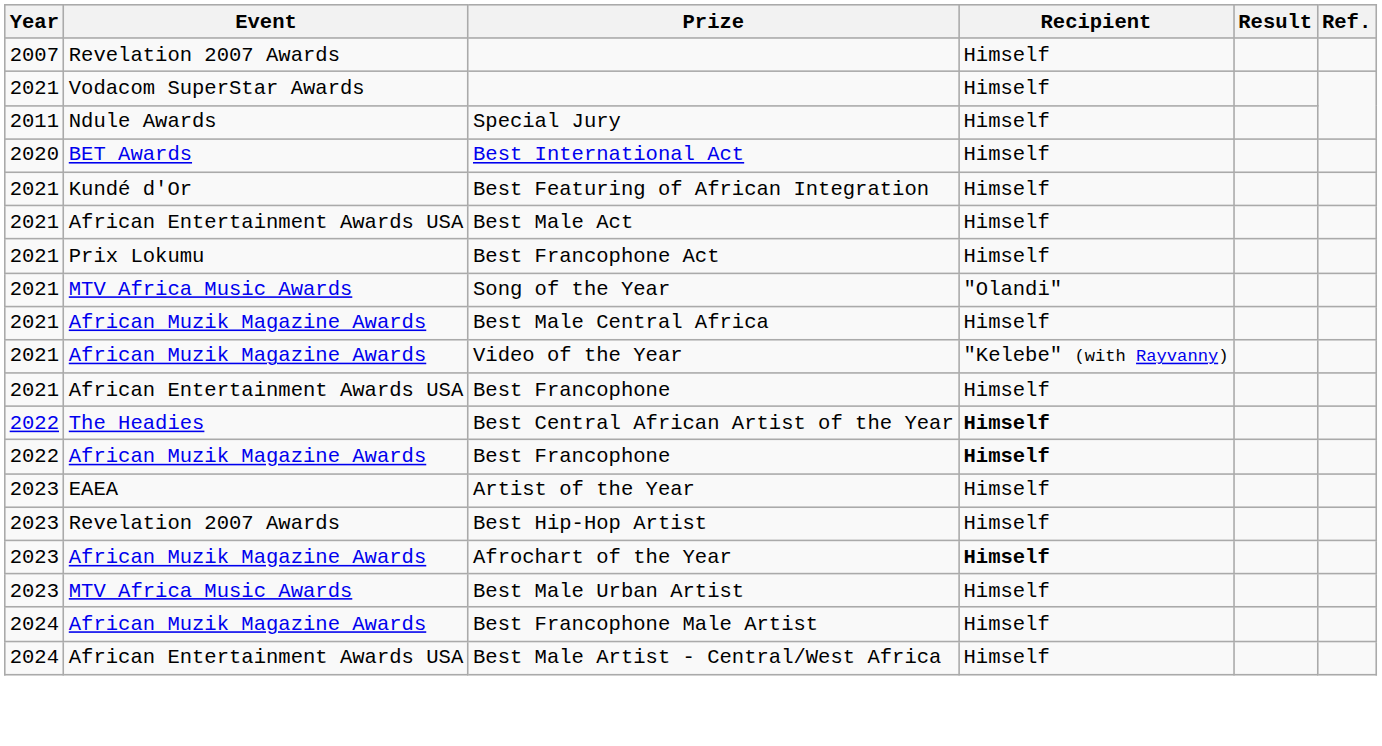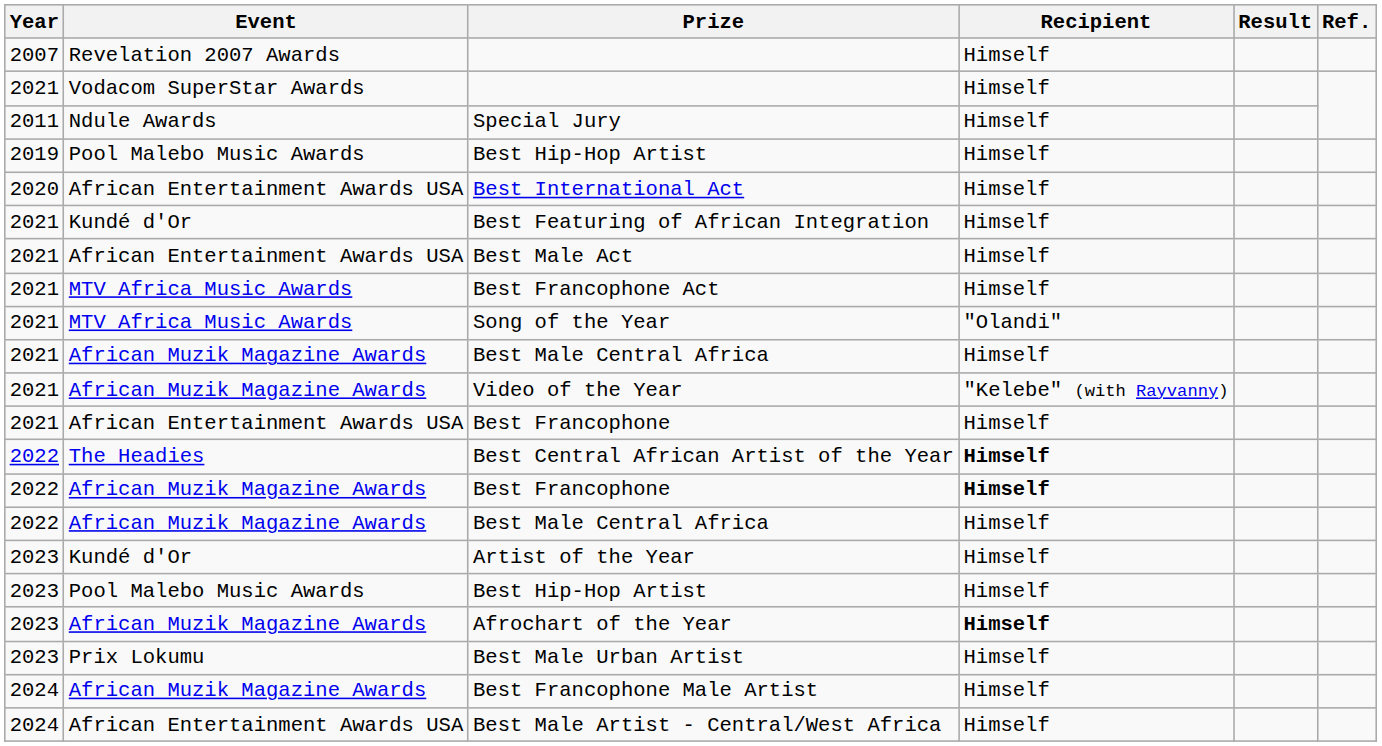+ row: (34, 155)
(130, 155) BET Awards -> (266, 189) African Entertainment Awards USA
(137, 256) Prix Lokumu -> (211, 289) MTV Africa Music Awards
+ row: (34, 524)
(93, 490) EAEA -> (130, 557) Kundé d'Or
(204, 524) Revelation 2007 Awards -> (217, 591) Pool Malebo Music Awards
(211, 591) MTV Africa Music Awards -> (137, 658) Prix Lokumu
